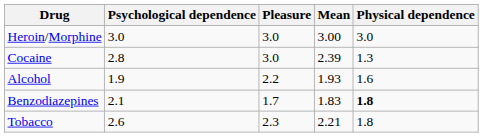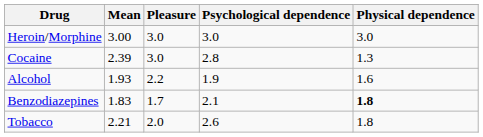columns swapped: (334, 15) <-> (182, 15)
(271, 121) 2.3 -> (155, 121) 2.0
